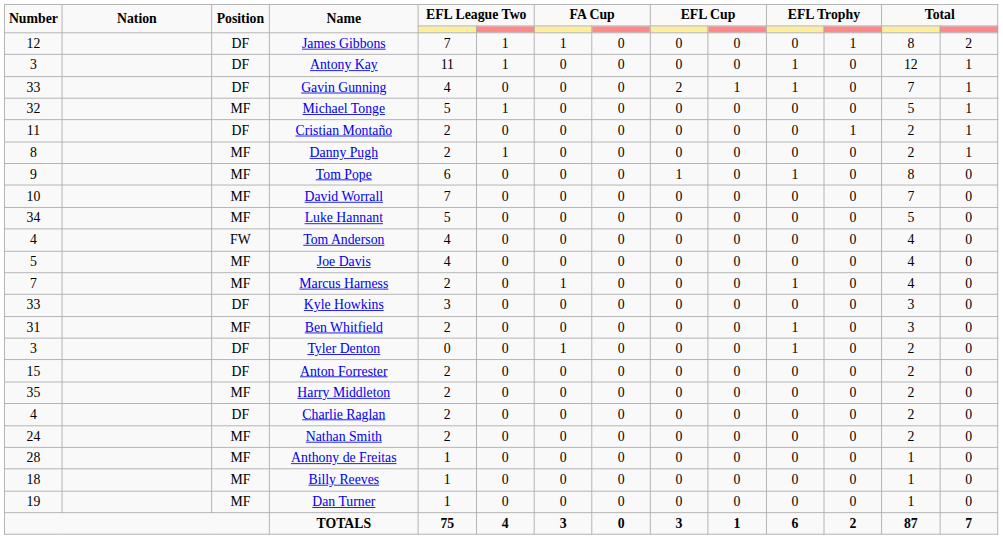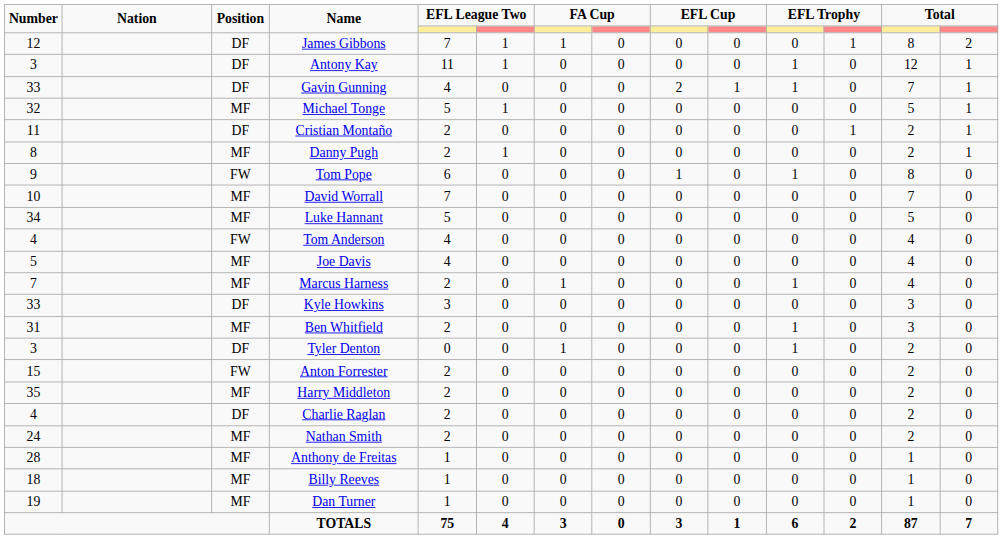(240, 174) MF -> (240, 174) FW
(240, 370) DF -> (240, 370) FW
